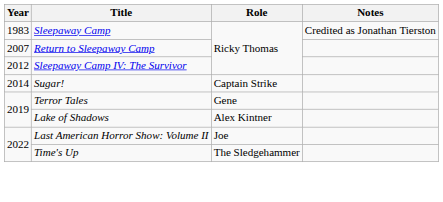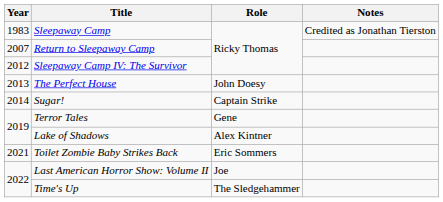+ row: (75, 83)
+ row: (106, 153)
